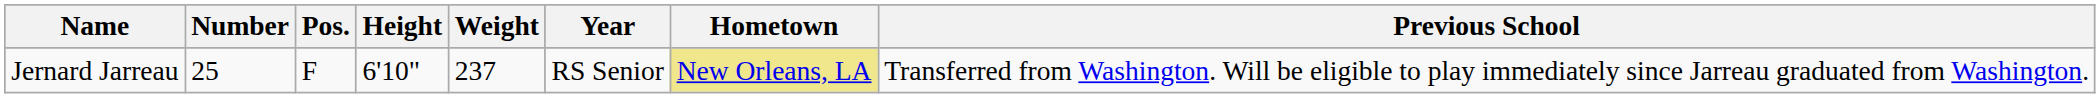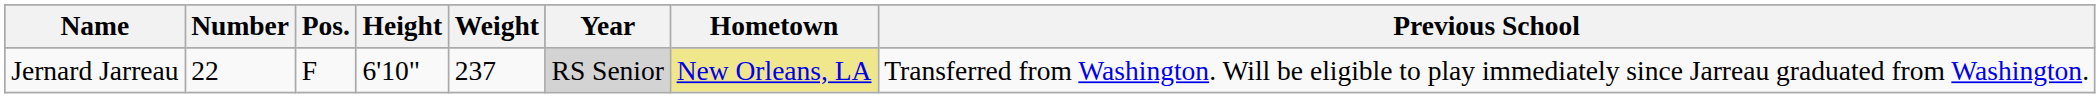(205, 69) 25 -> (205, 69) 22
(608, 69) no background -> (608, 69) lightgrey background
